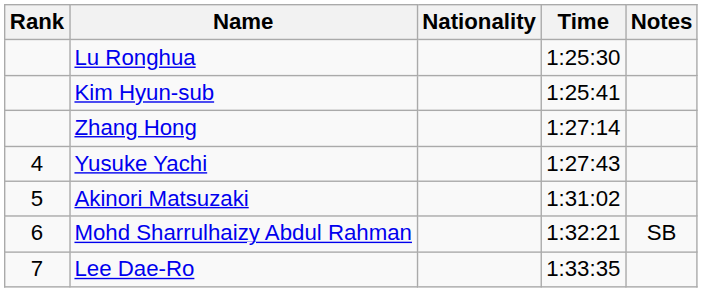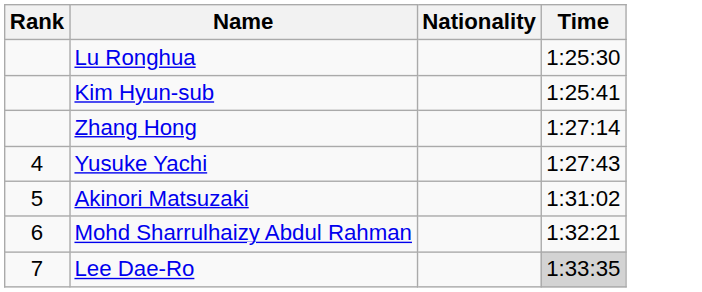- column: (662, 22)
(583, 269) no background -> (583, 269) lightgrey background
